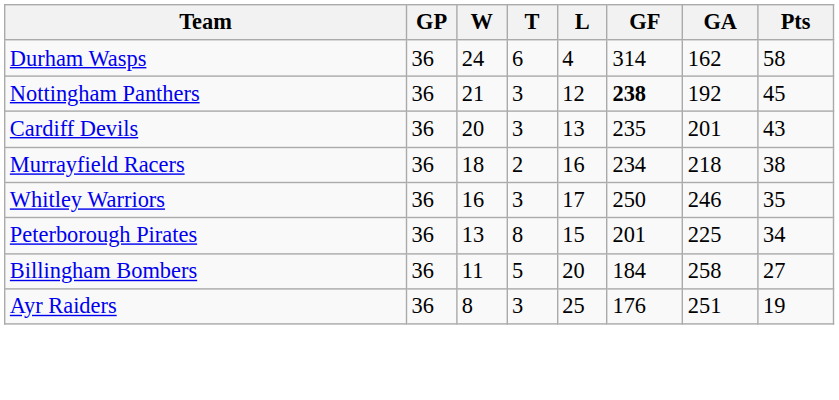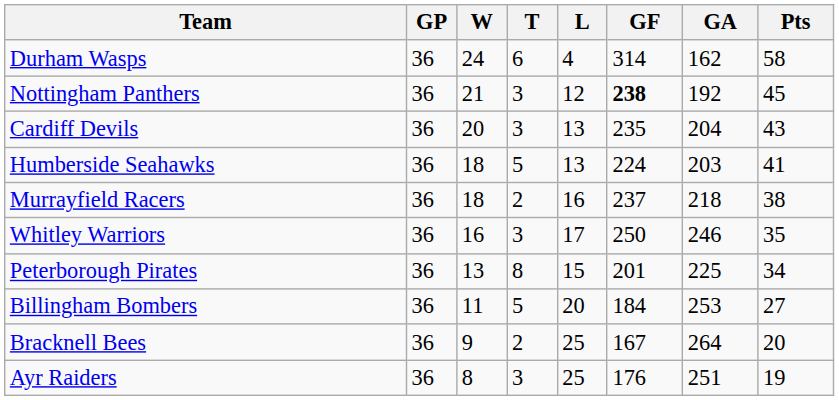(705, 128) 201 -> (705, 128) 204
+ row: (112, 164)
(629, 164) 234 -> (629, 199) 237
(705, 270) 258 -> (705, 306) 253
+ row: (78, 341)
